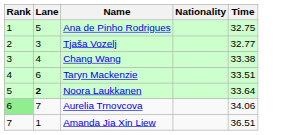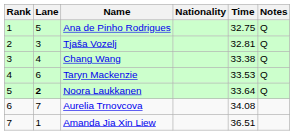+ column: (274, 12)
(243, 43) 32.77 -> (243, 43) 32.81
(243, 75) 33.51 -> (243, 75) 33.53
(9, 106) lightgreen background -> (9, 106) no background
(243, 106) 34.06 -> (243, 106) 34.08
